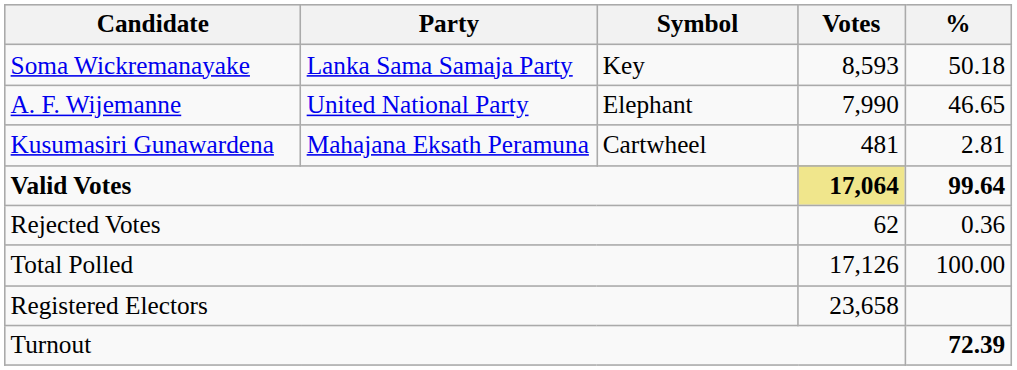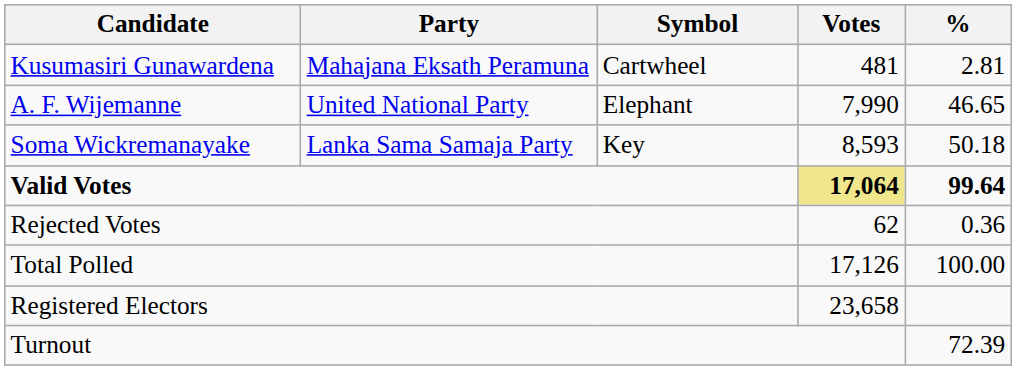rows swapped: (130, 64) <-> (142, 144)
(977, 345) bold -> (977, 345) normal
